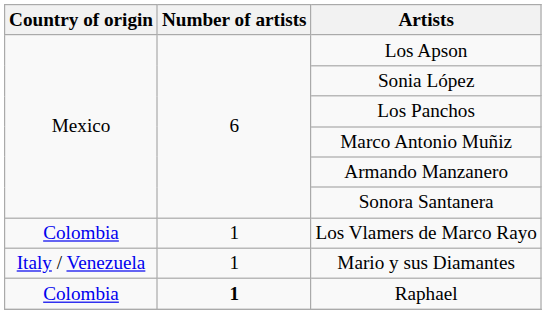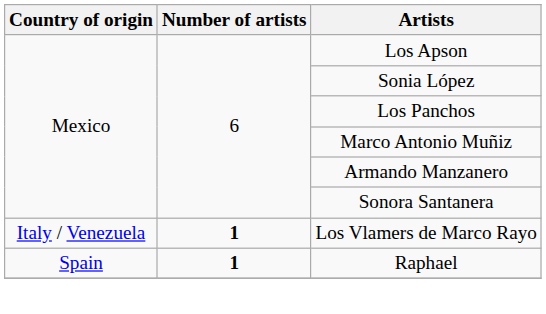(81, 232) Colombia -> (81, 232) Italy / Venezuela
(234, 232) normal -> (234, 232) bold
- row: (426, 263)
(81, 293) Colombia -> (81, 263) Spain
